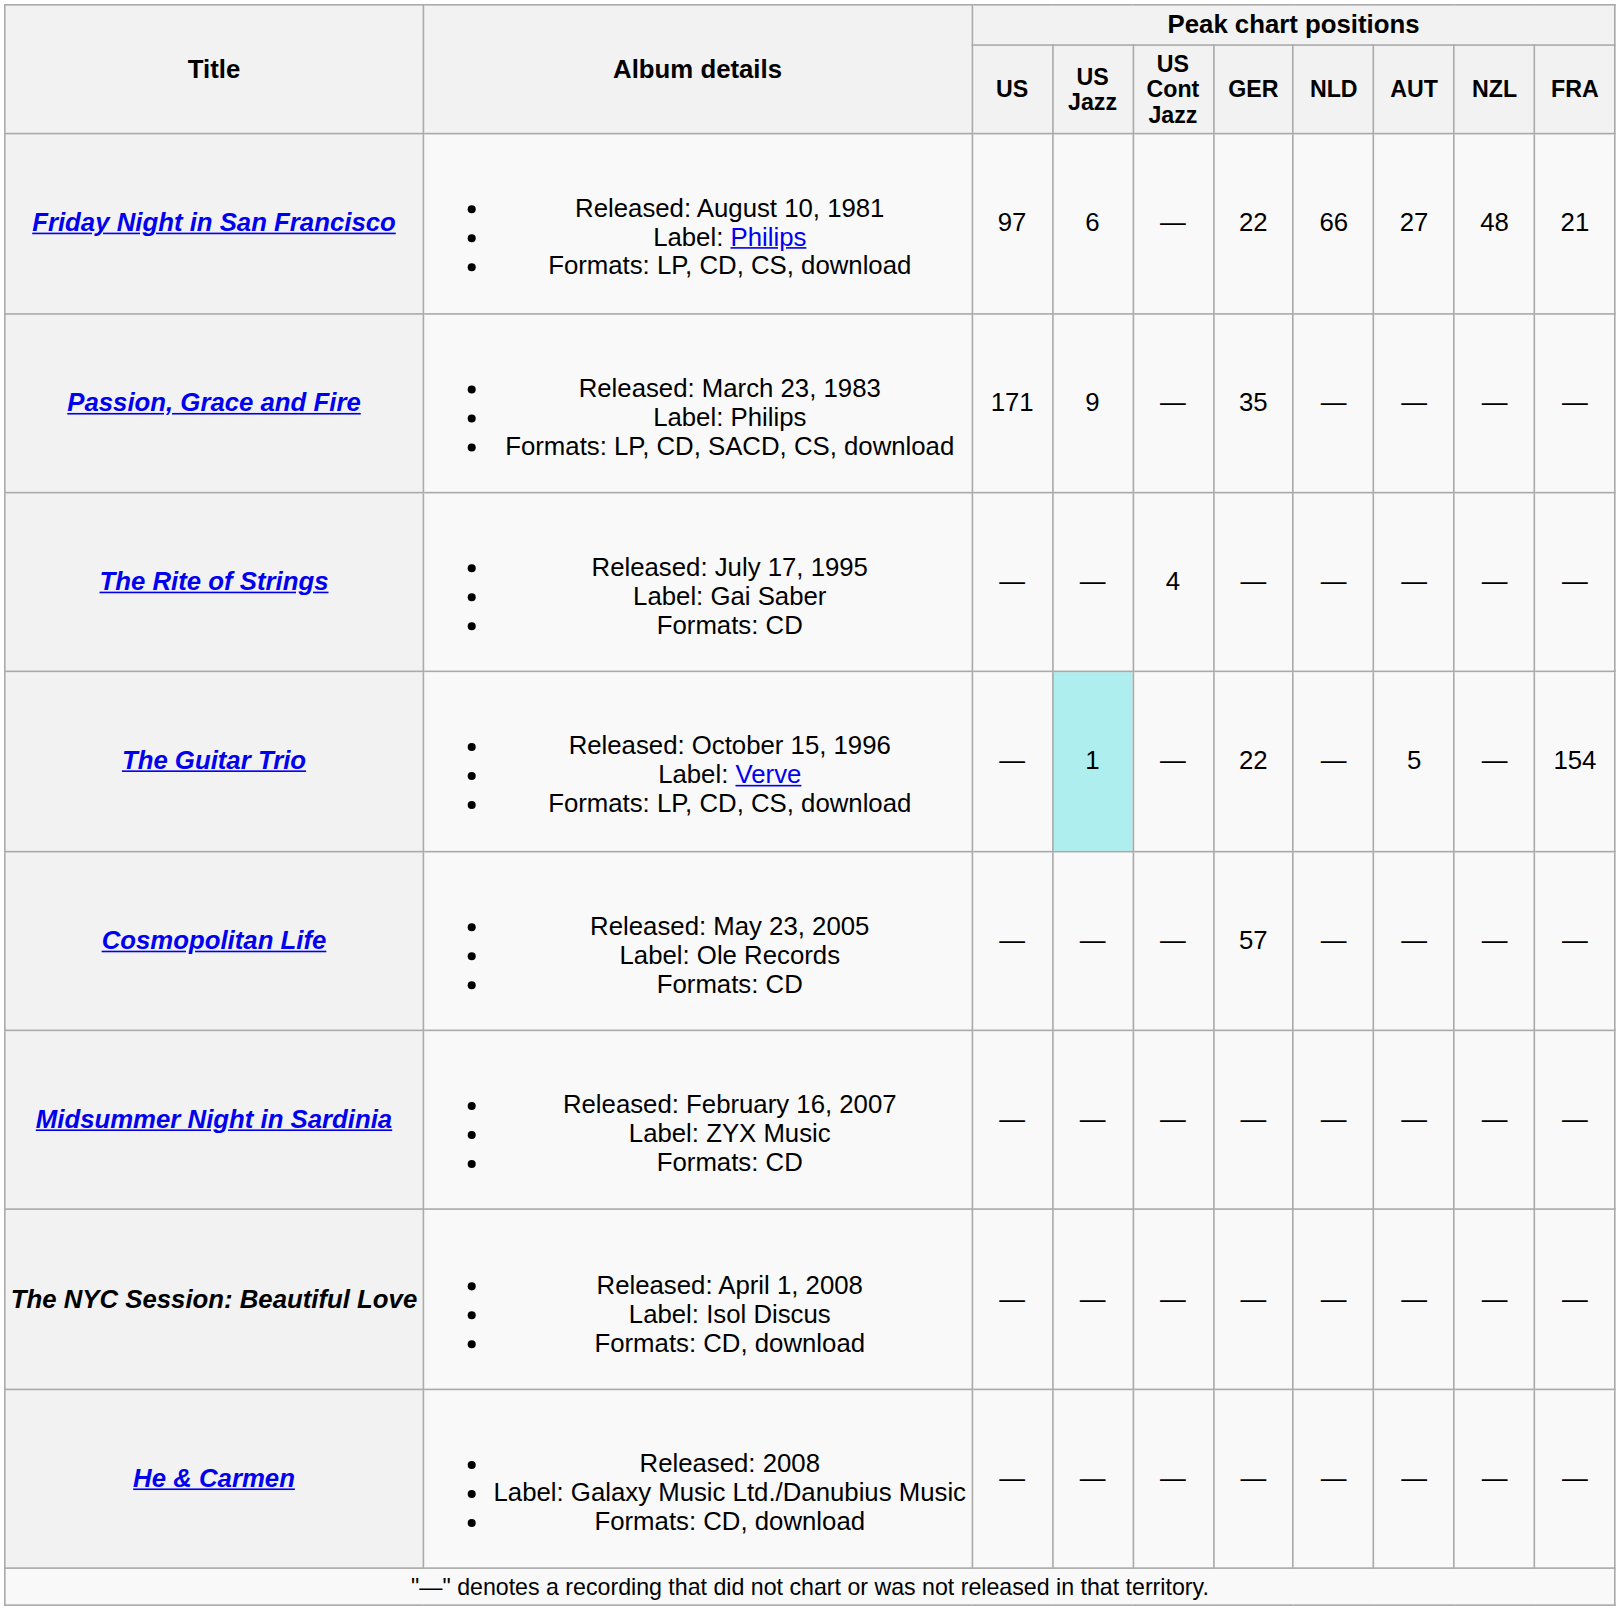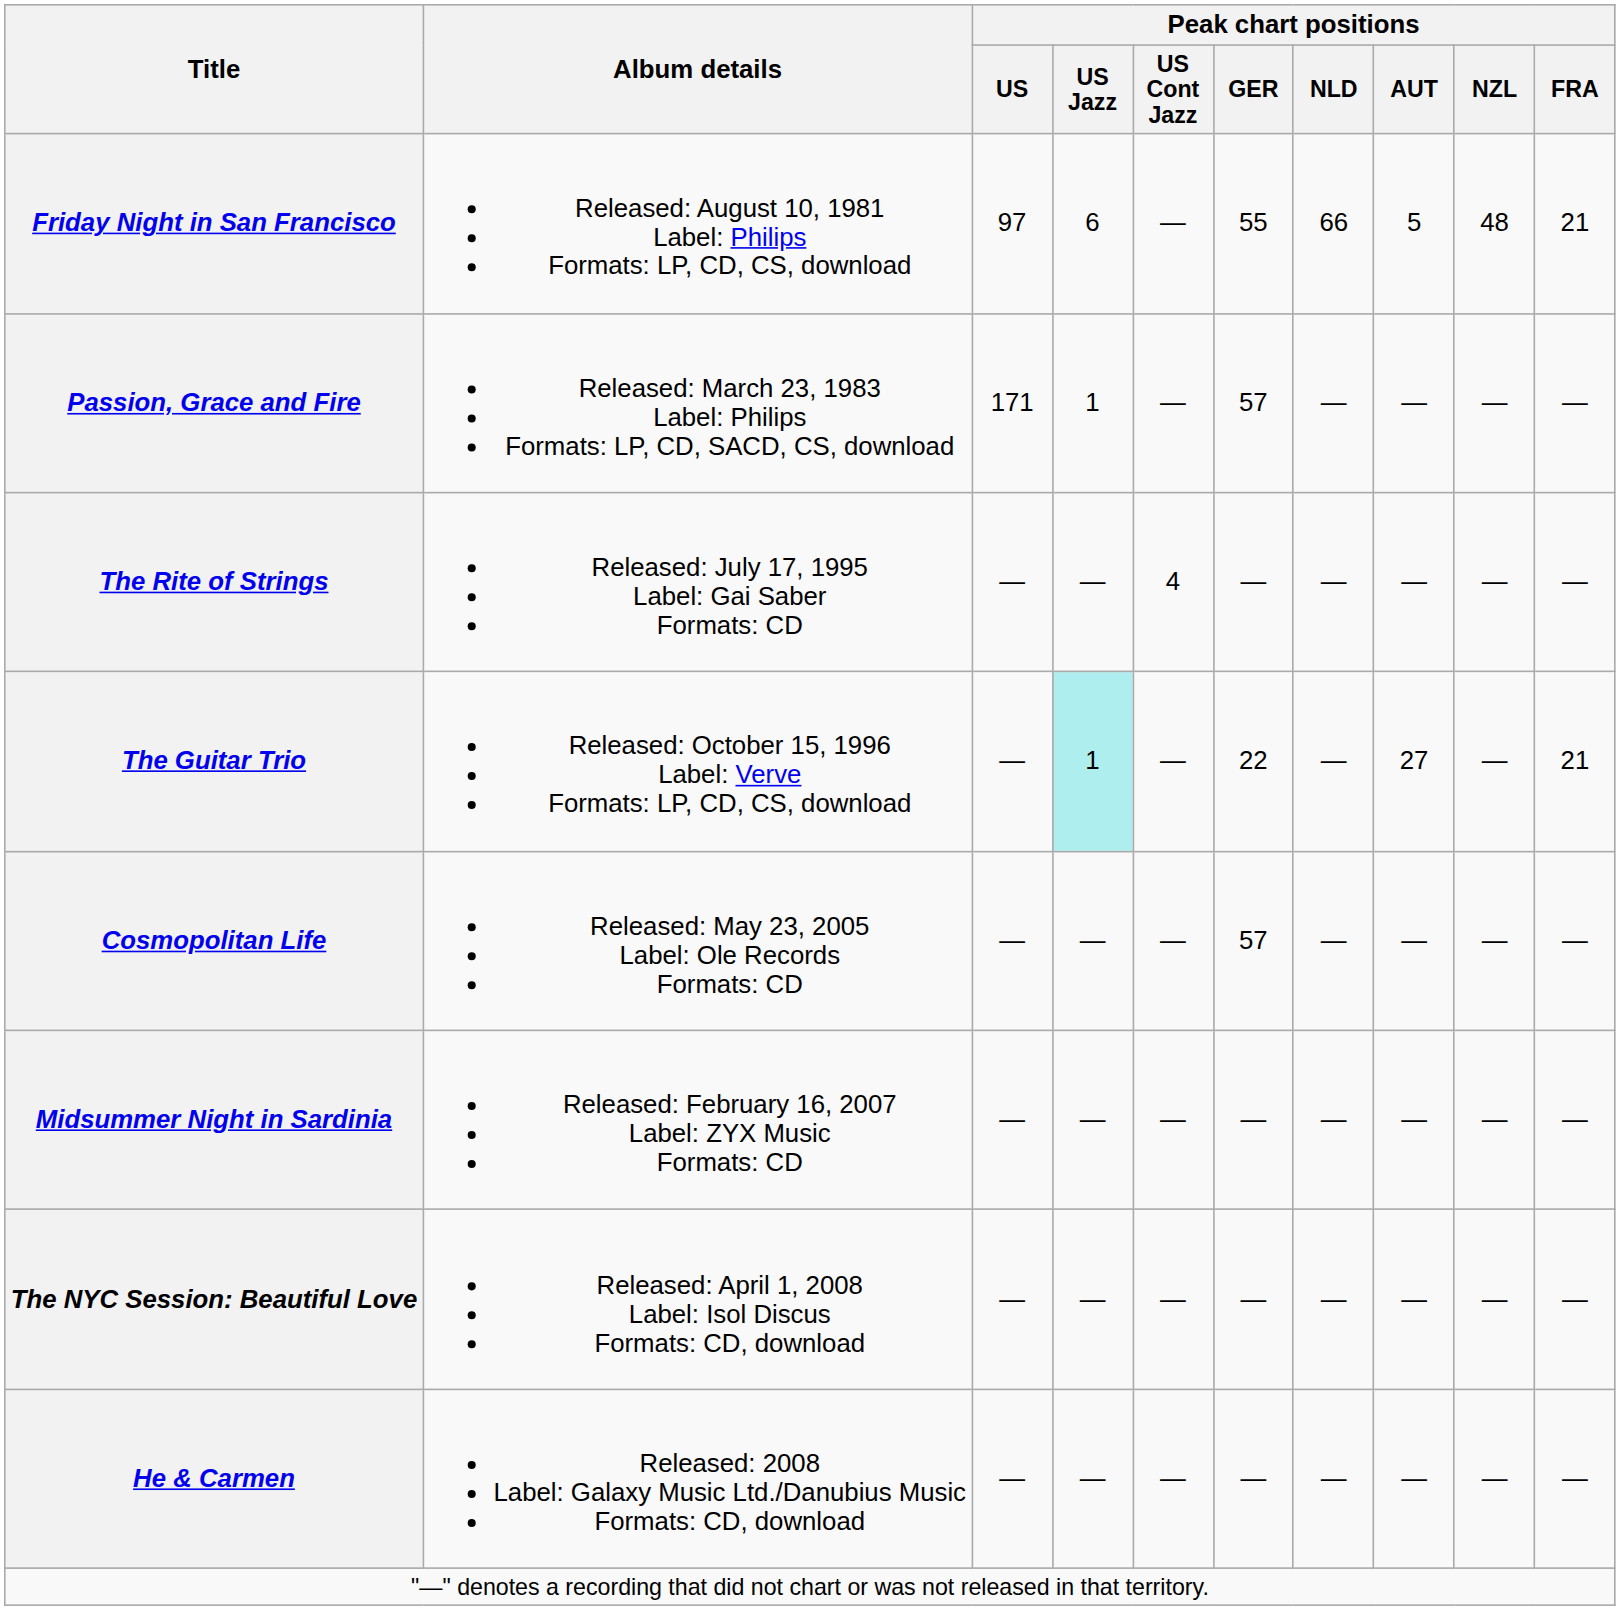(1253, 223) 22 -> (1253, 223) 55
(1414, 223) 27 -> (1414, 223) 5
(1093, 402) 9 -> (1093, 402) 1
(1253, 402) 35 -> (1253, 402) 57
(1414, 761) 5 -> (1414, 761) 27
(1575, 761) 154 -> (1575, 761) 21
